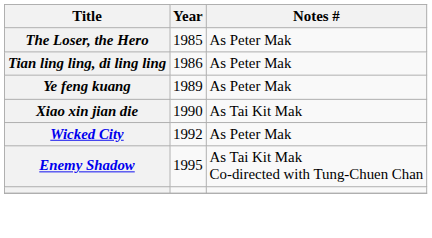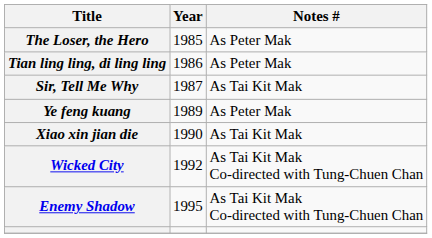+ row: (87, 87)
(251, 134) As Peter Mak -> (316, 166) As Tai Kit Mak Co-directed with Tung-Chuen Chan
